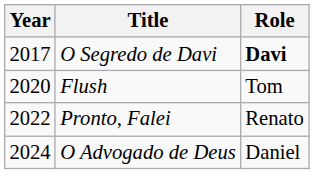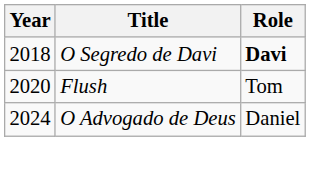(30, 53) 2017 -> (30, 53) 2018
- row: (115, 119)
